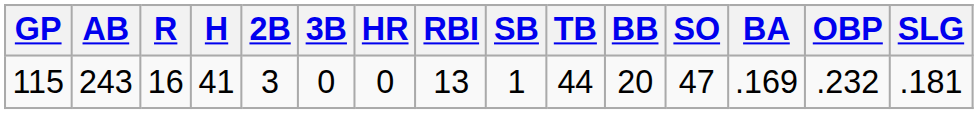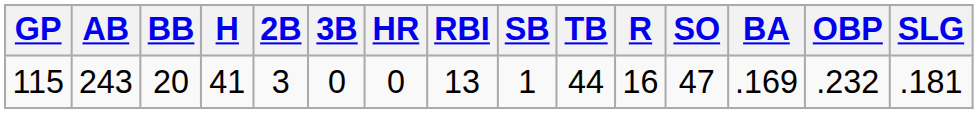columns swapped: (166, 30) <-> (635, 30)
